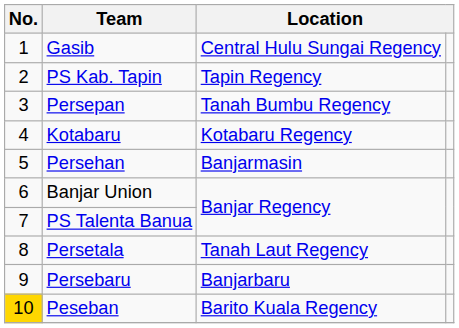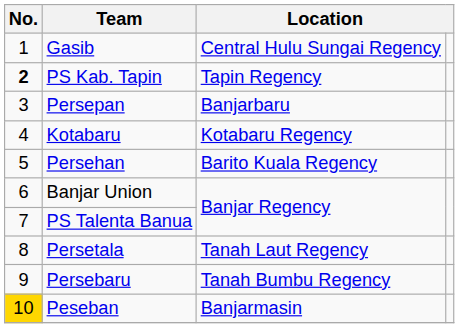(23, 76) normal -> (23, 76) bold
(295, 105) Tanah Bumbu Regency -> (245, 105) Banjarbaru
(251, 163) Banjarmasin -> (289, 163) Barito Kuala Regency
(245, 279) Banjarbaru -> (295, 279) Tanah Bumbu Regency
(289, 308) Barito Kuala Regency -> (251, 308) Banjarmasin
